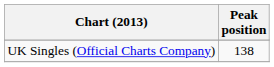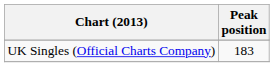(244, 51) 138 -> (244, 51) 183
